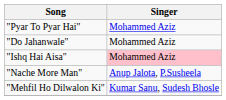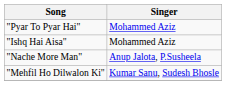- row: (37, 42)
(142, 57) pink background -> (142, 42) no background
